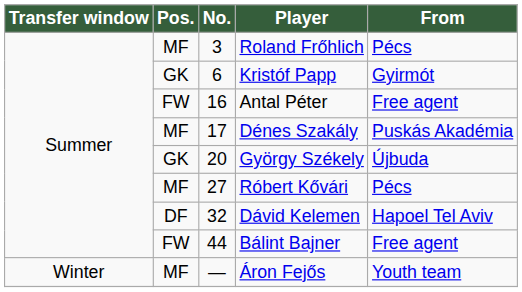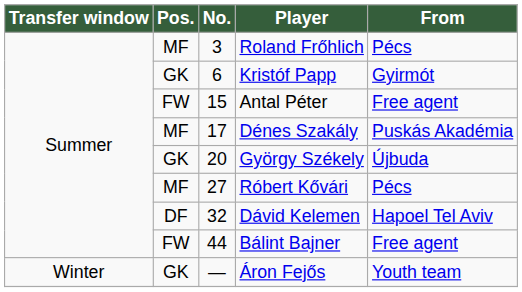(217, 103) 16 -> (217, 103) 15
(176, 272) MF -> (176, 272) GK
